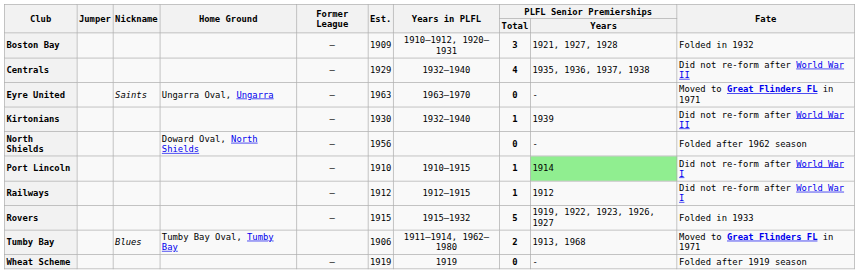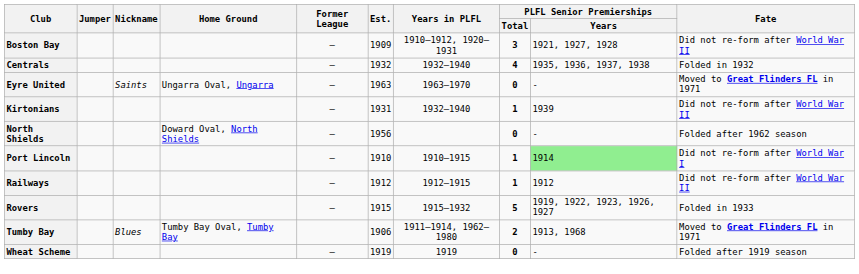(716, 45) Folded in 1932 -> (762, 45) Did not re-form after World War II
(381, 70) 1929 -> (381, 65) 1932
(762, 70) Did not re-form after World War II -> (716, 65) Folded in 1932
(381, 119) 1930 -> (381, 109) 1931
(762, 193) Did not re-form after World War I -> (762, 183) Did not re-form after World War II
